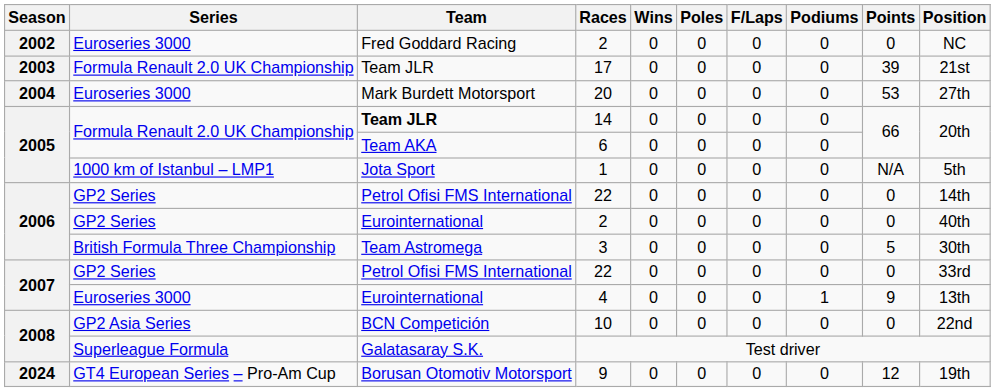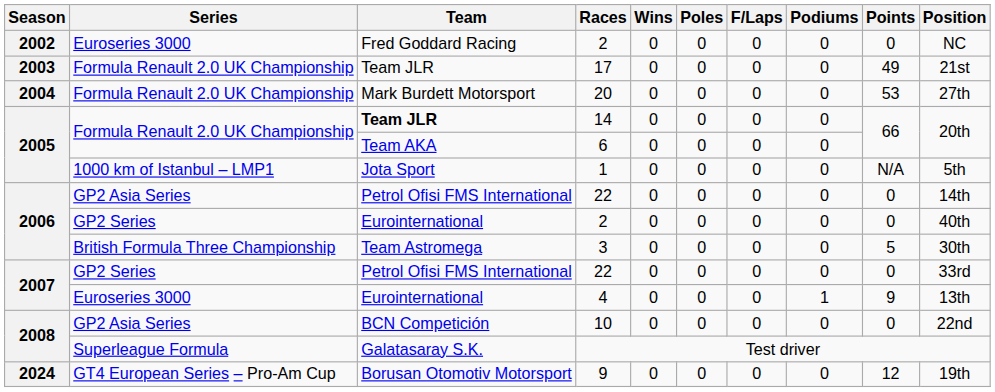(891, 69) 39 -> (891, 69) 49
(132, 94) Euroseries 3000 -> (213, 94) Formula Renault 2.0 UK Championship
(114, 196) GP2 Series -> (132, 196) GP2 Asia Series
